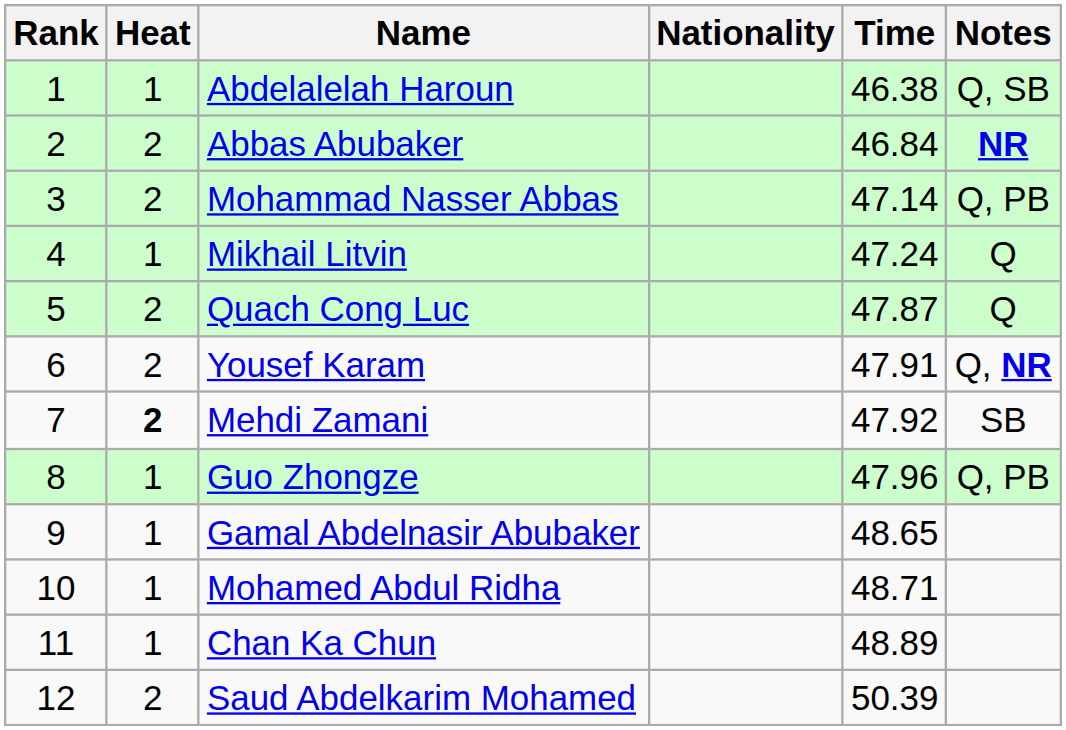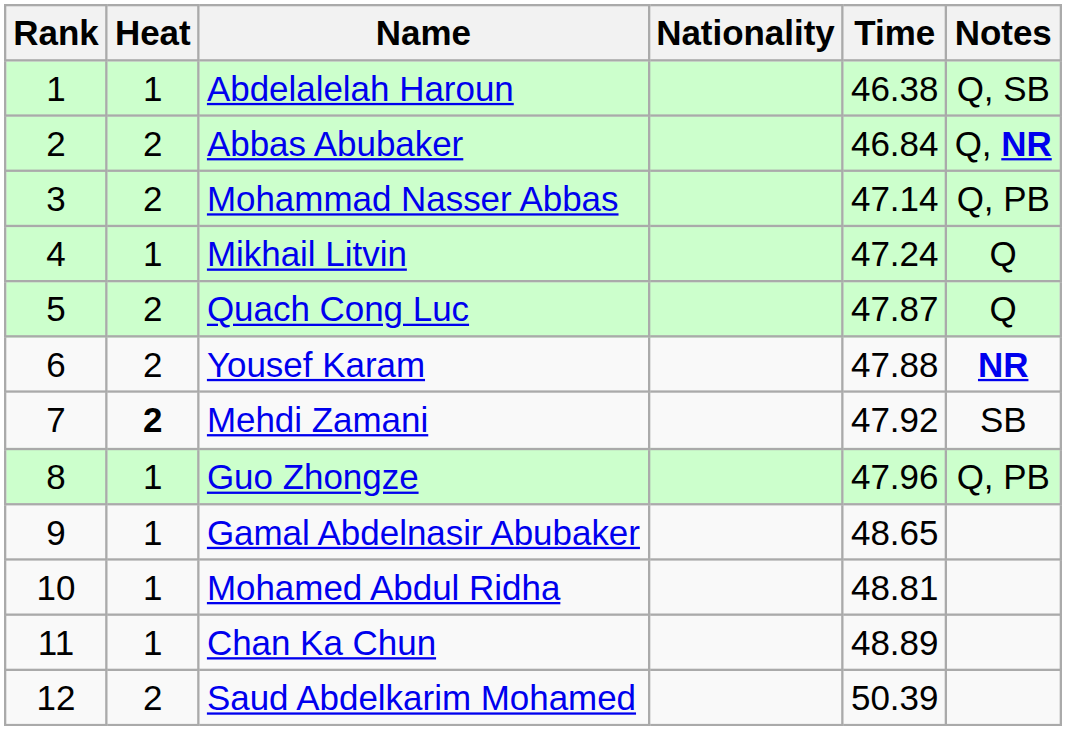(1003, 144) NR -> (1003, 144) Q, NR
(895, 365) 47.91 -> (895, 365) 47.88
(1003, 365) Q, NR -> (1003, 365) NR
(895, 586) 48.71 -> (895, 586) 48.81
